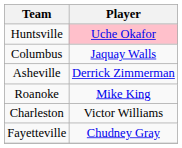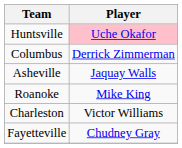(123, 53) Jaquay Walls -> (123, 53) Derrick Zimmerman
(123, 73) Derrick Zimmerman -> (123, 73) Jaquay Walls
